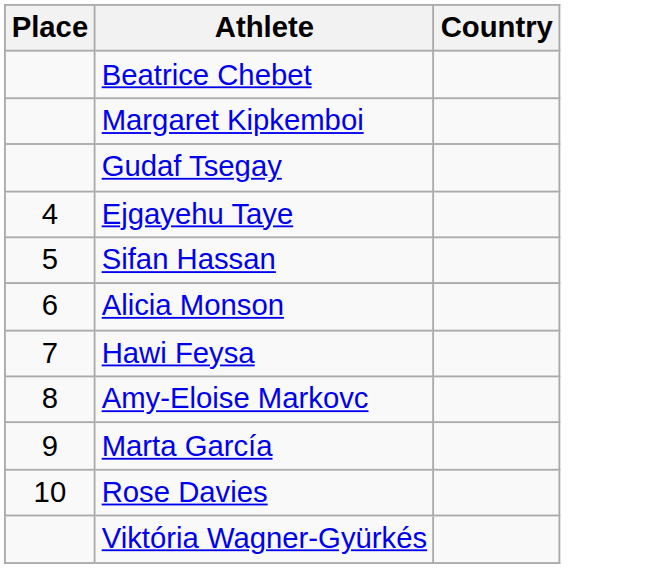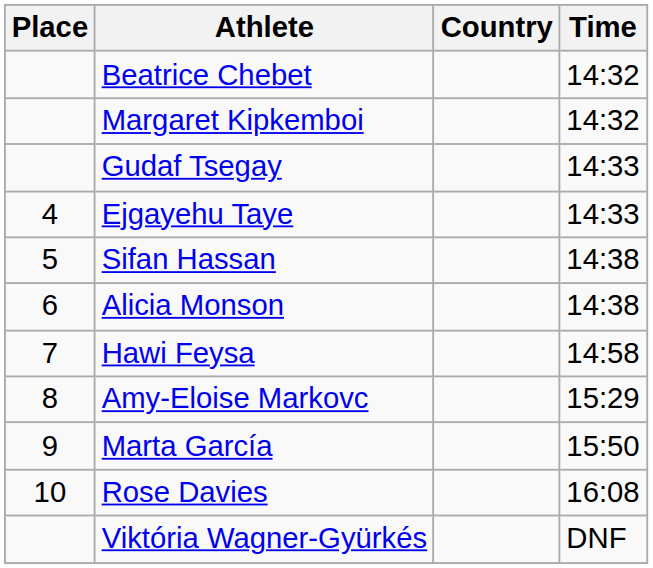+ column: (603, 27)
